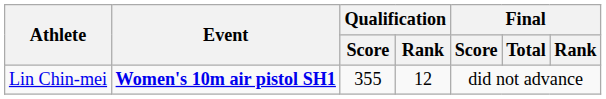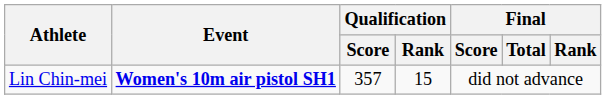(368, 79) 355 -> (368, 79) 357
(423, 79) 12 -> (423, 79) 15
